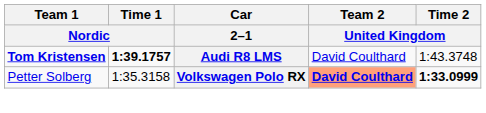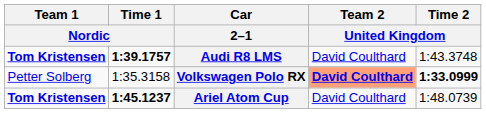+ row: (241, 98)
